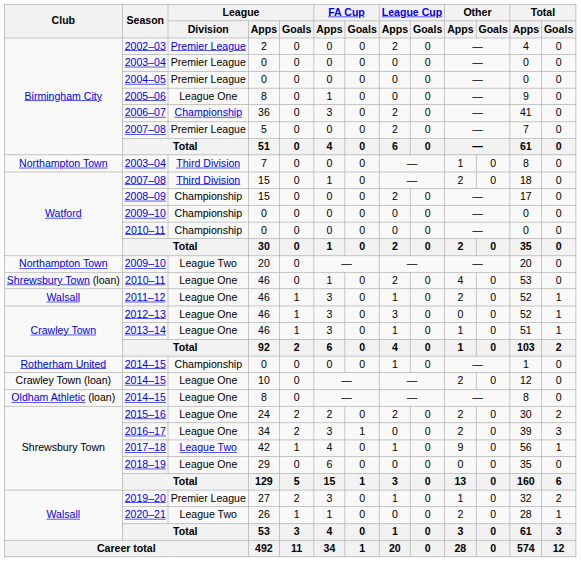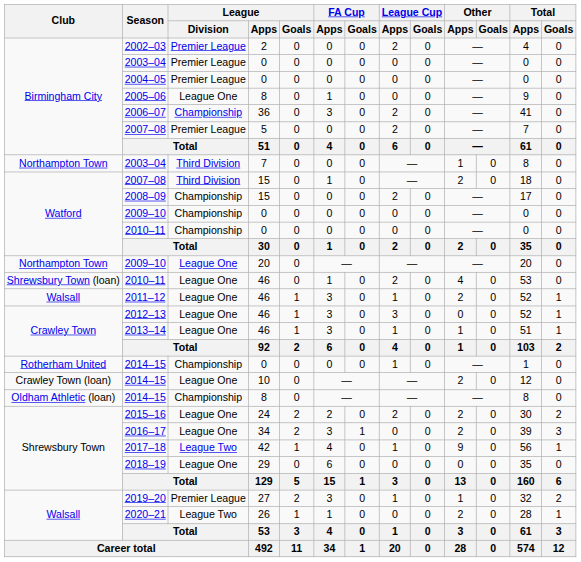(208, 264) League Two -> (208, 264) League One
(208, 398) League One -> (208, 398) Championship
